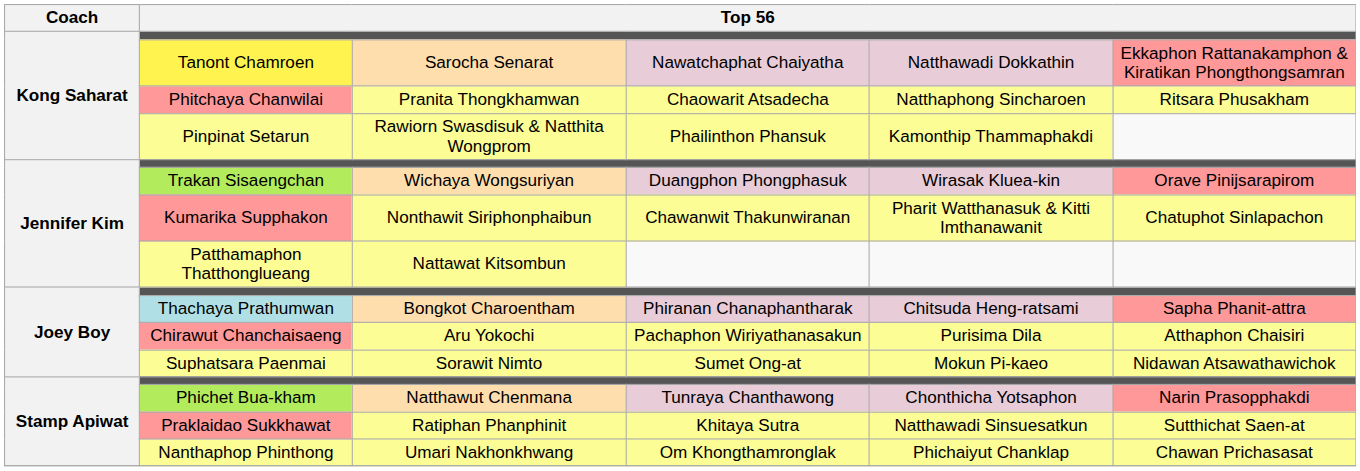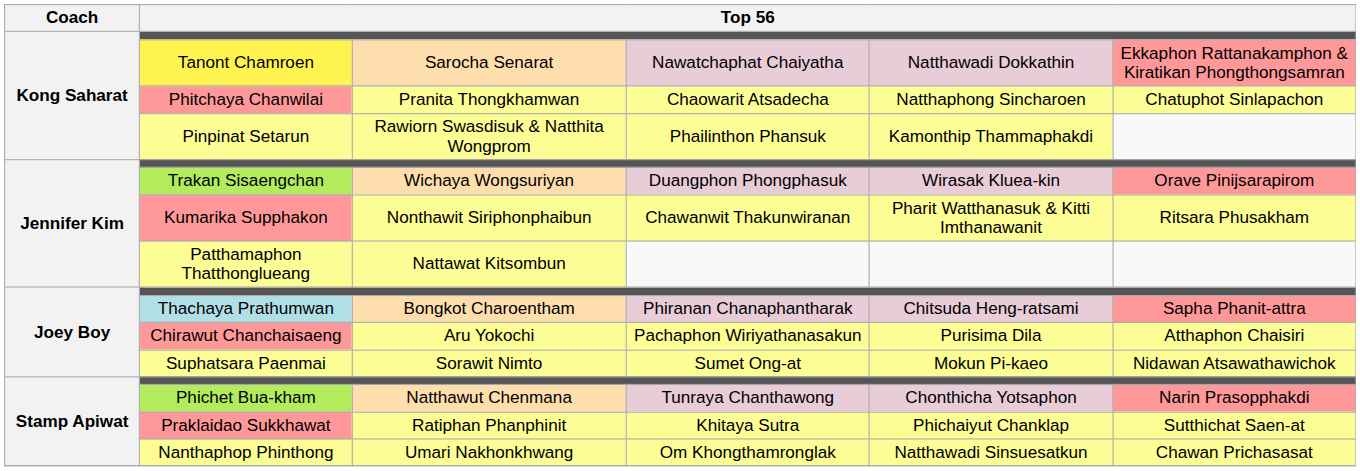(1234, 99) Ritsara Phusakham -> (1234, 99) Chatuphot Sinlapachon
(1234, 217) Chatuphot Sinlapachon -> (1234, 217) Ritsara Phusakham
(991, 425) Natthawadi Sinsuesatkun -> (991, 425) Phichaiyut Chanklap
(991, 452) Phichaiyut Chanklap -> (991, 452) Natthawadi Sinsuesatkun
